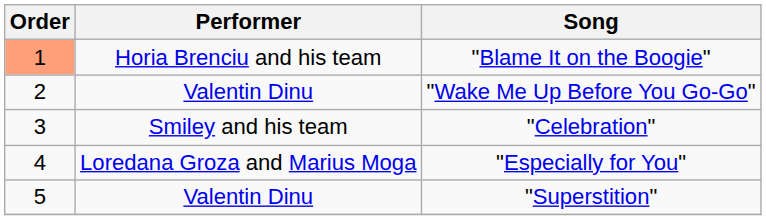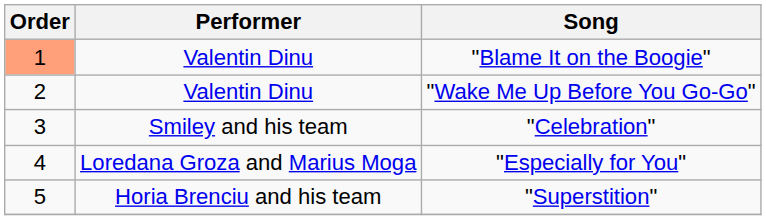(248, 57) Horia Brenciu and his team -> (248, 57) Valentin Dinu
(248, 197) Valentin Dinu -> (248, 197) Horia Brenciu and his team
